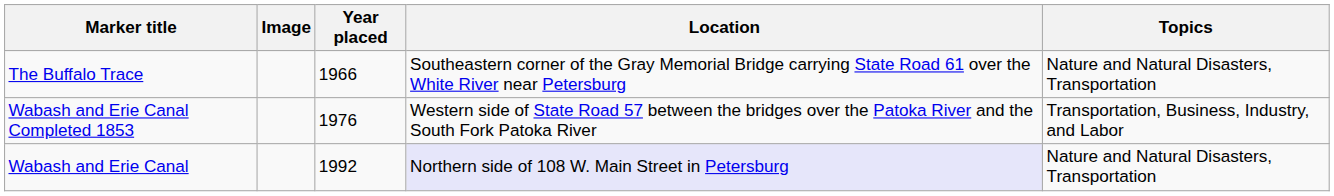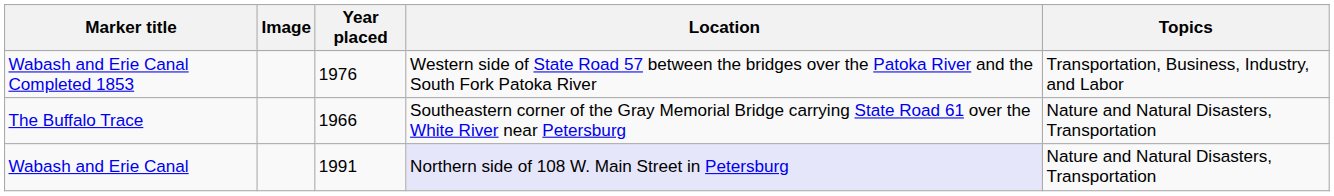rows swapped: (76, 74) <-> (99, 120)
(338, 166) 1992 -> (338, 166) 1991
